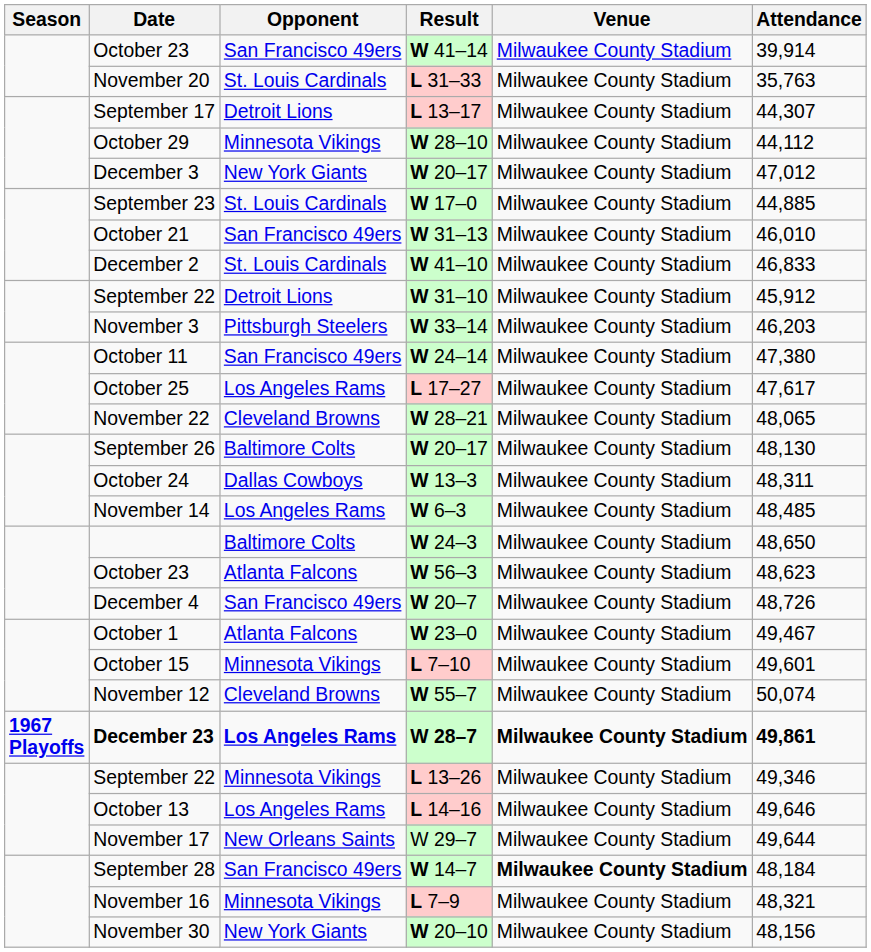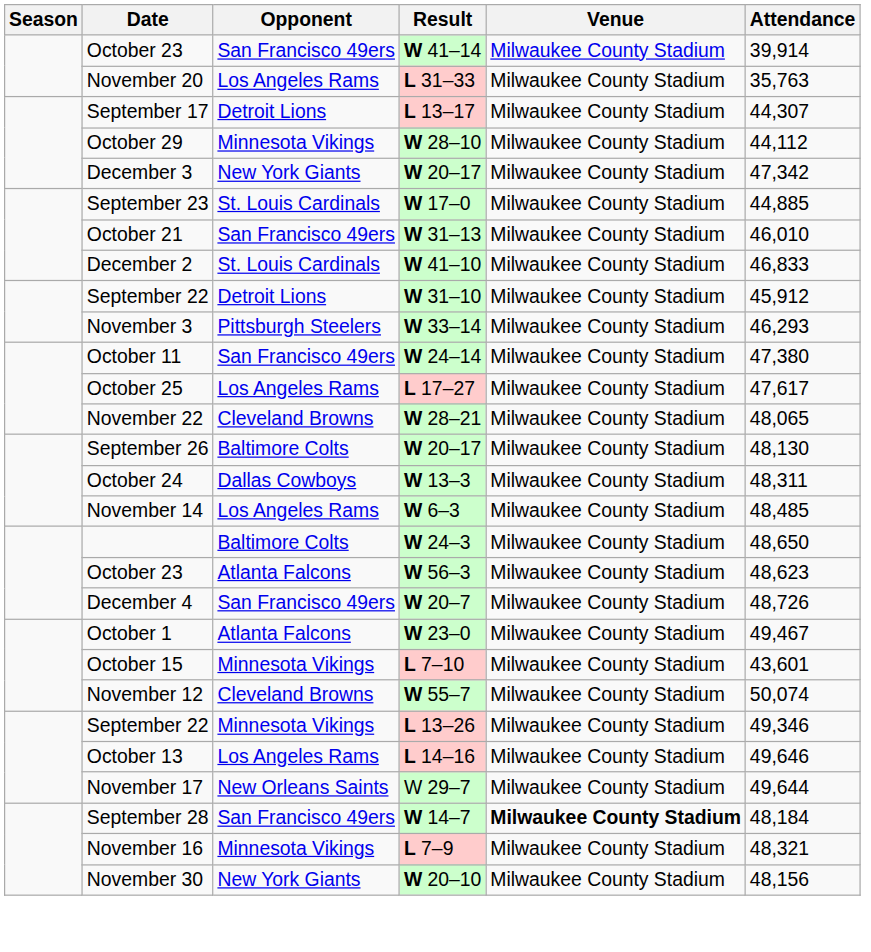(305, 81) St. Louis Cardinals -> (298, 81) Los Angeles Rams
(786, 173) 47,012 -> (779, 173) 47,342
(786, 326) 46,203 -> (779, 326) 46,293
(786, 664) 49,601 -> (779, 664) 43,601
- row: (154, 736)
